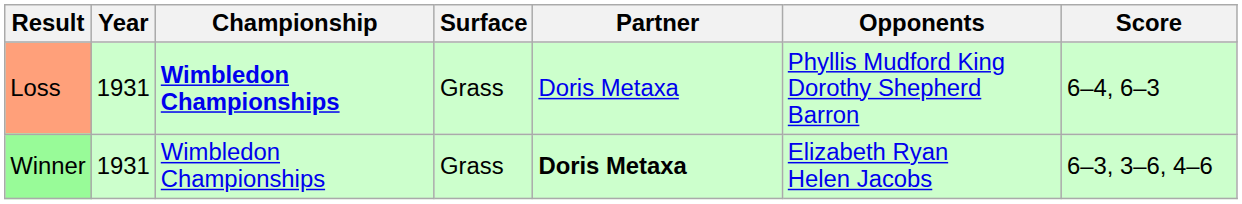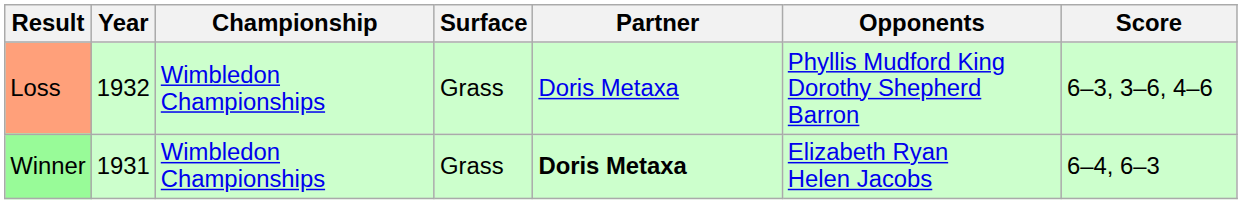(123, 88) 1931 -> (123, 88) 1932
(250, 88) bold -> (243, 88) normal
(1113, 88) 6–4, 6–3 -> (1140, 88) 6–3, 3–6, 4–6
(1140, 166) 6–3, 3–6, 4–6 -> (1113, 166) 6–4, 6–3
